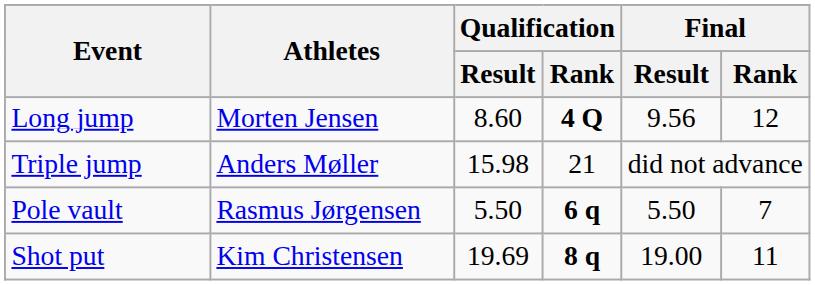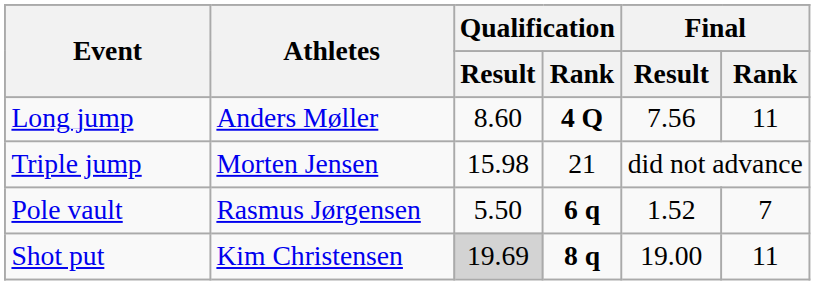(297, 118) Morten Jensen -> (297, 118) Anders Møller
(671, 118) 9.56 -> (671, 118) 7.56
(765, 118) 12 -> (765, 118) 11
(297, 164) Anders Møller -> (297, 164) Morten Jensen
(671, 210) 5.50 -> (671, 210) 1.52
(498, 255) no background -> (498, 255) lightgrey background
